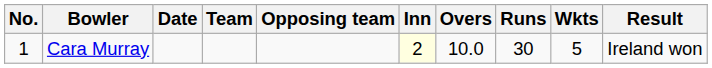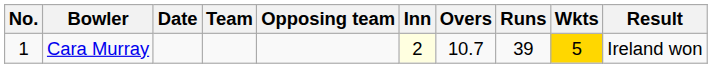(466, 48) 10.0 -> (466, 48) 10.7
(523, 48) 30 -> (523, 48) 39
(577, 48) no background -> (577, 48) gold background
